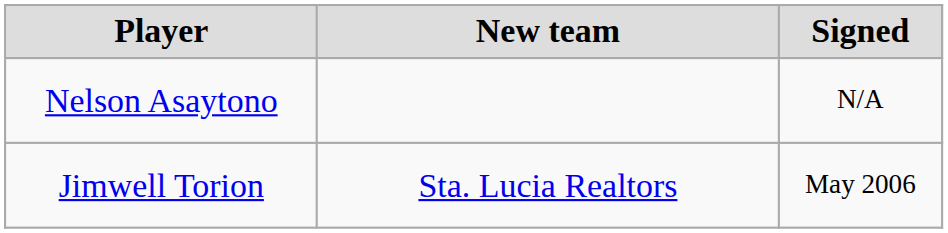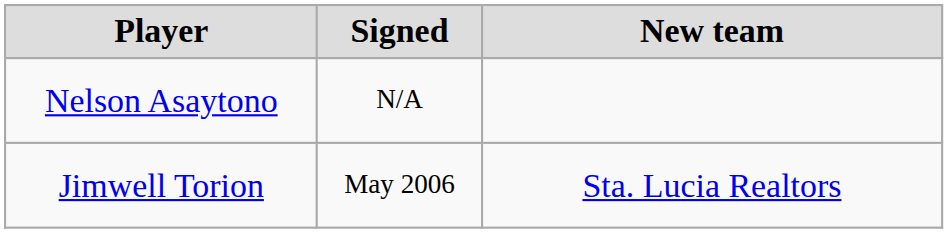columns swapped: (860, 31) <-> (548, 31)
